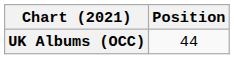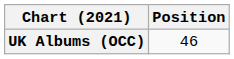(189, 42) 44 -> (189, 42) 46
